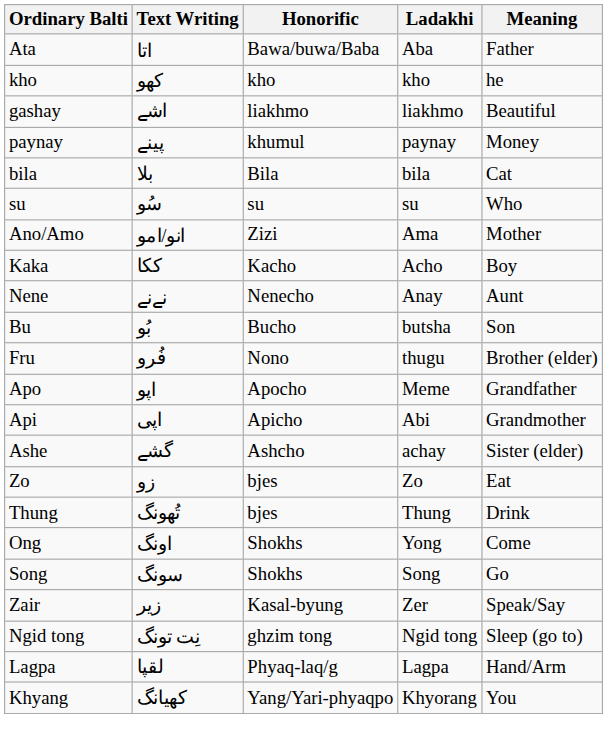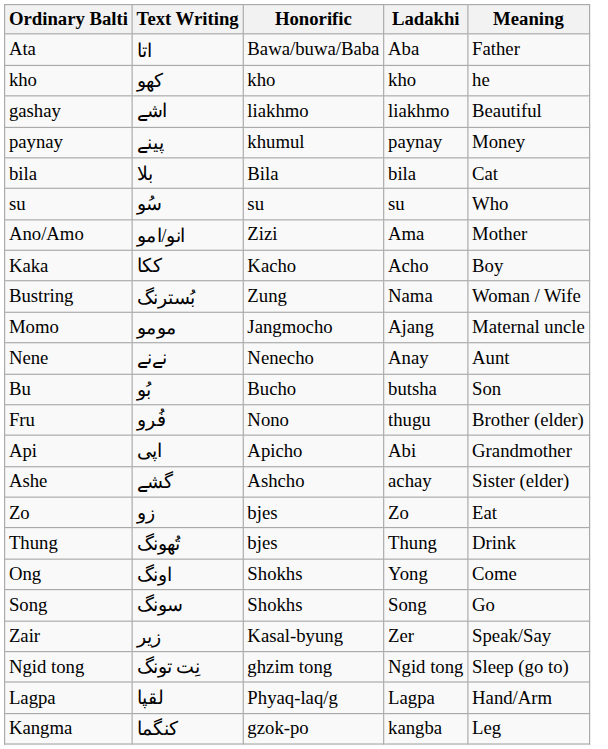+ row: (41, 296)
+ row: (34, 327)
- row: (25, 389)
- row: (39, 697)
+ row: (41, 728)
